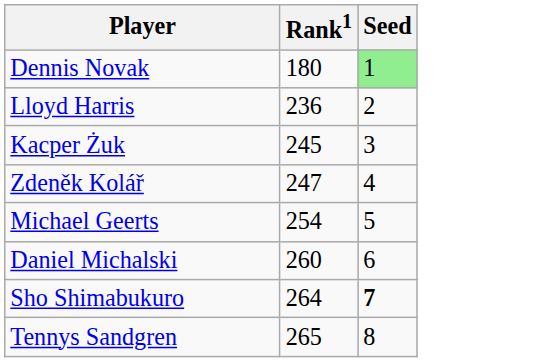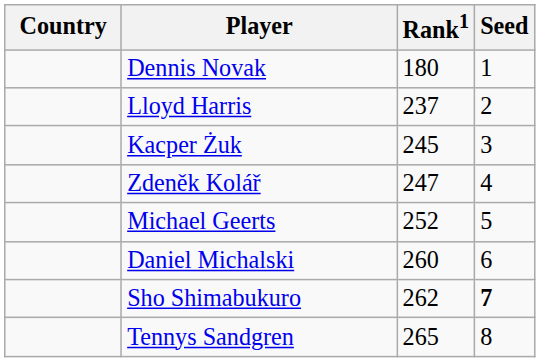+ column: (63, 26)
(369, 68) lightgreen background -> (486, 68) no background
(304, 106) 236 -> (421, 106) 237
(304, 221) 254 -> (421, 221) 252
(304, 298) 264 -> (421, 298) 262
